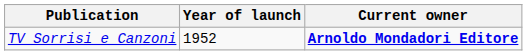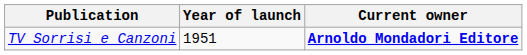(200, 39) 1952 -> (200, 39) 1951
